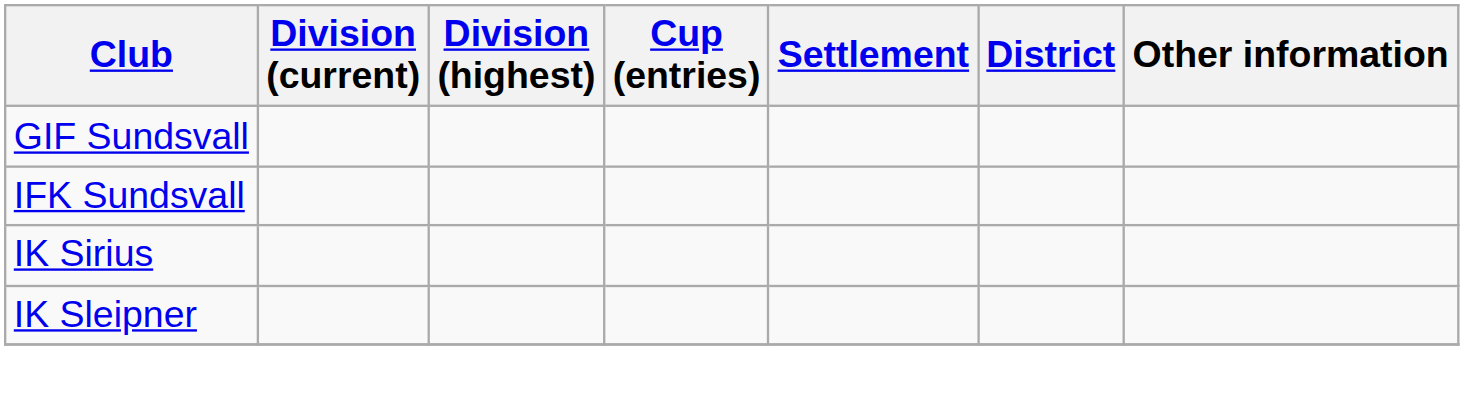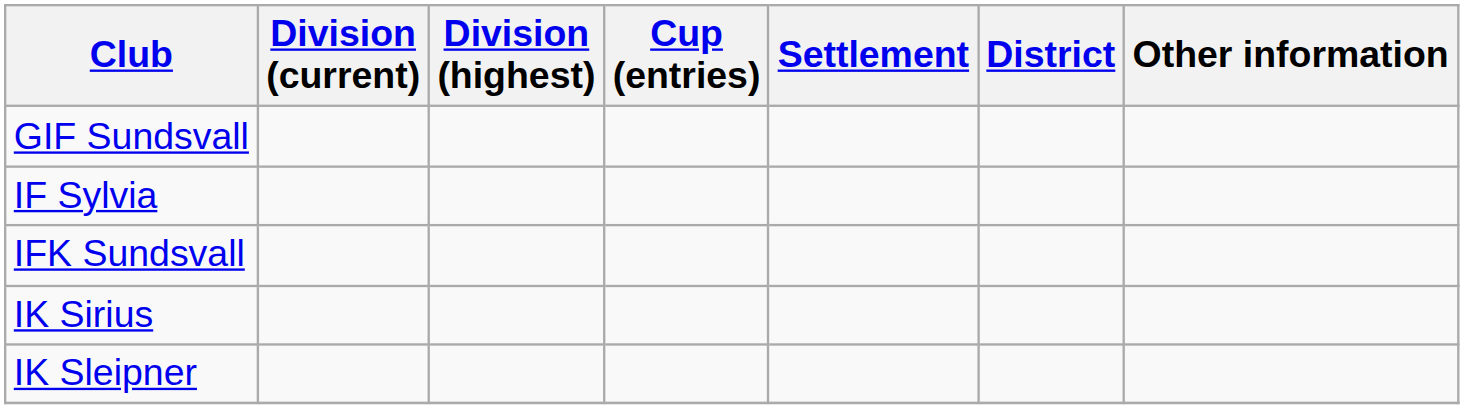+ row: (86, 195)
